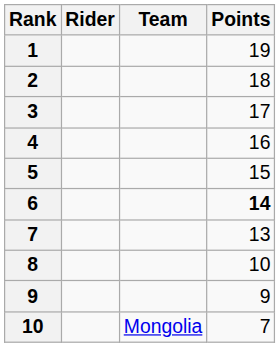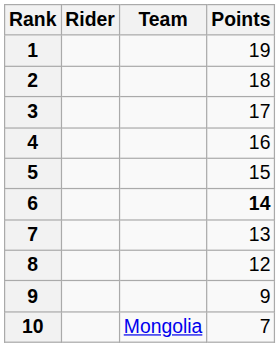(260, 265) 10 -> (260, 265) 12
